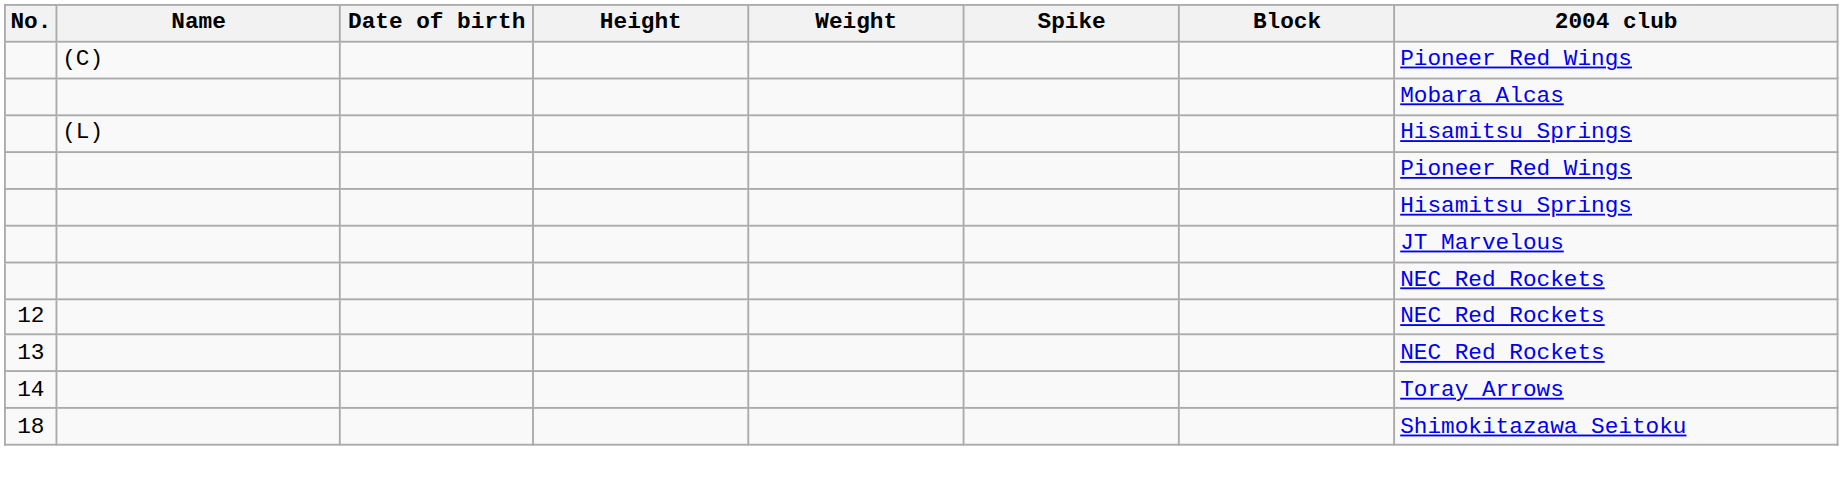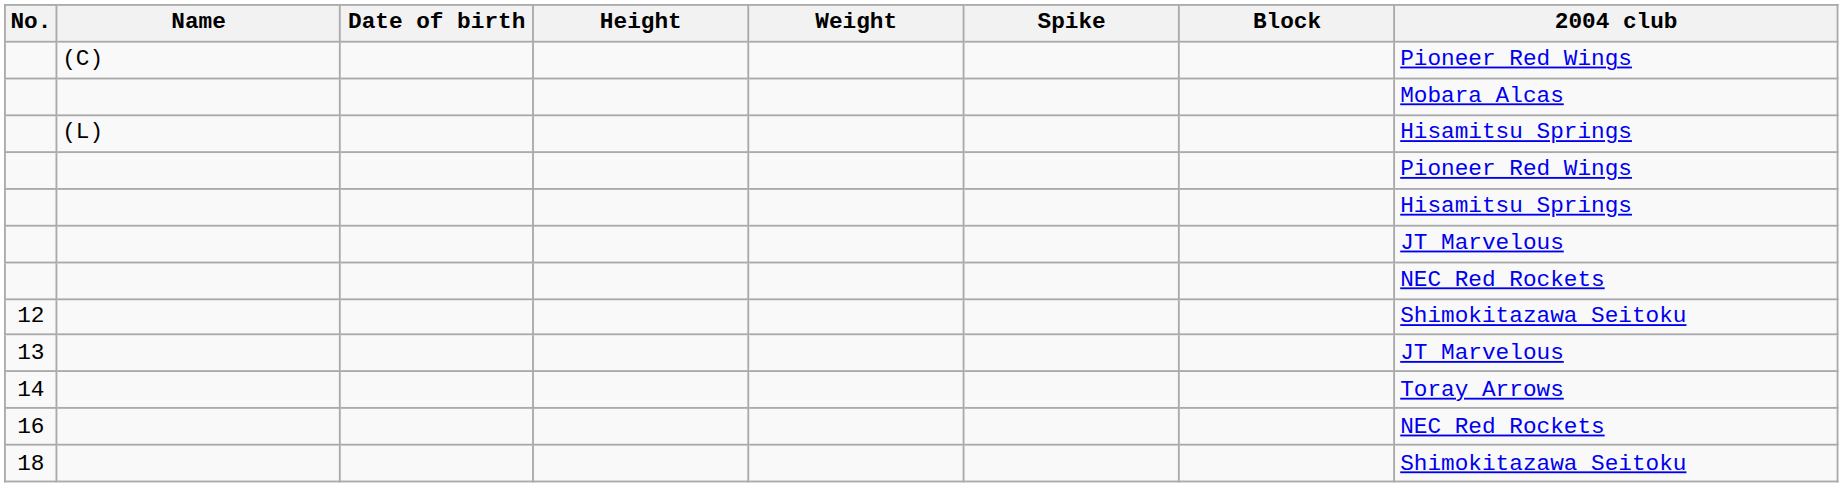(1502, 317) NEC Red Rockets -> (1543, 317) Shimokitazawa Seitoku
(1502, 354) NEC Red Rockets -> (1482, 354) JT Marvelous
+ row: (31, 427)
